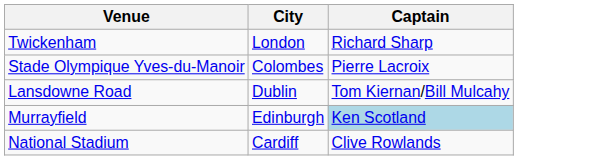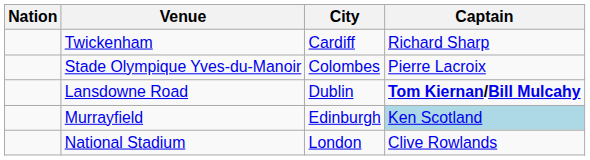+ column: (33, 17)
(278, 42) London -> (332, 42) Cardiff
(420, 92) normal -> (484, 92) bold
(275, 142) Cardiff -> (335, 142) London
